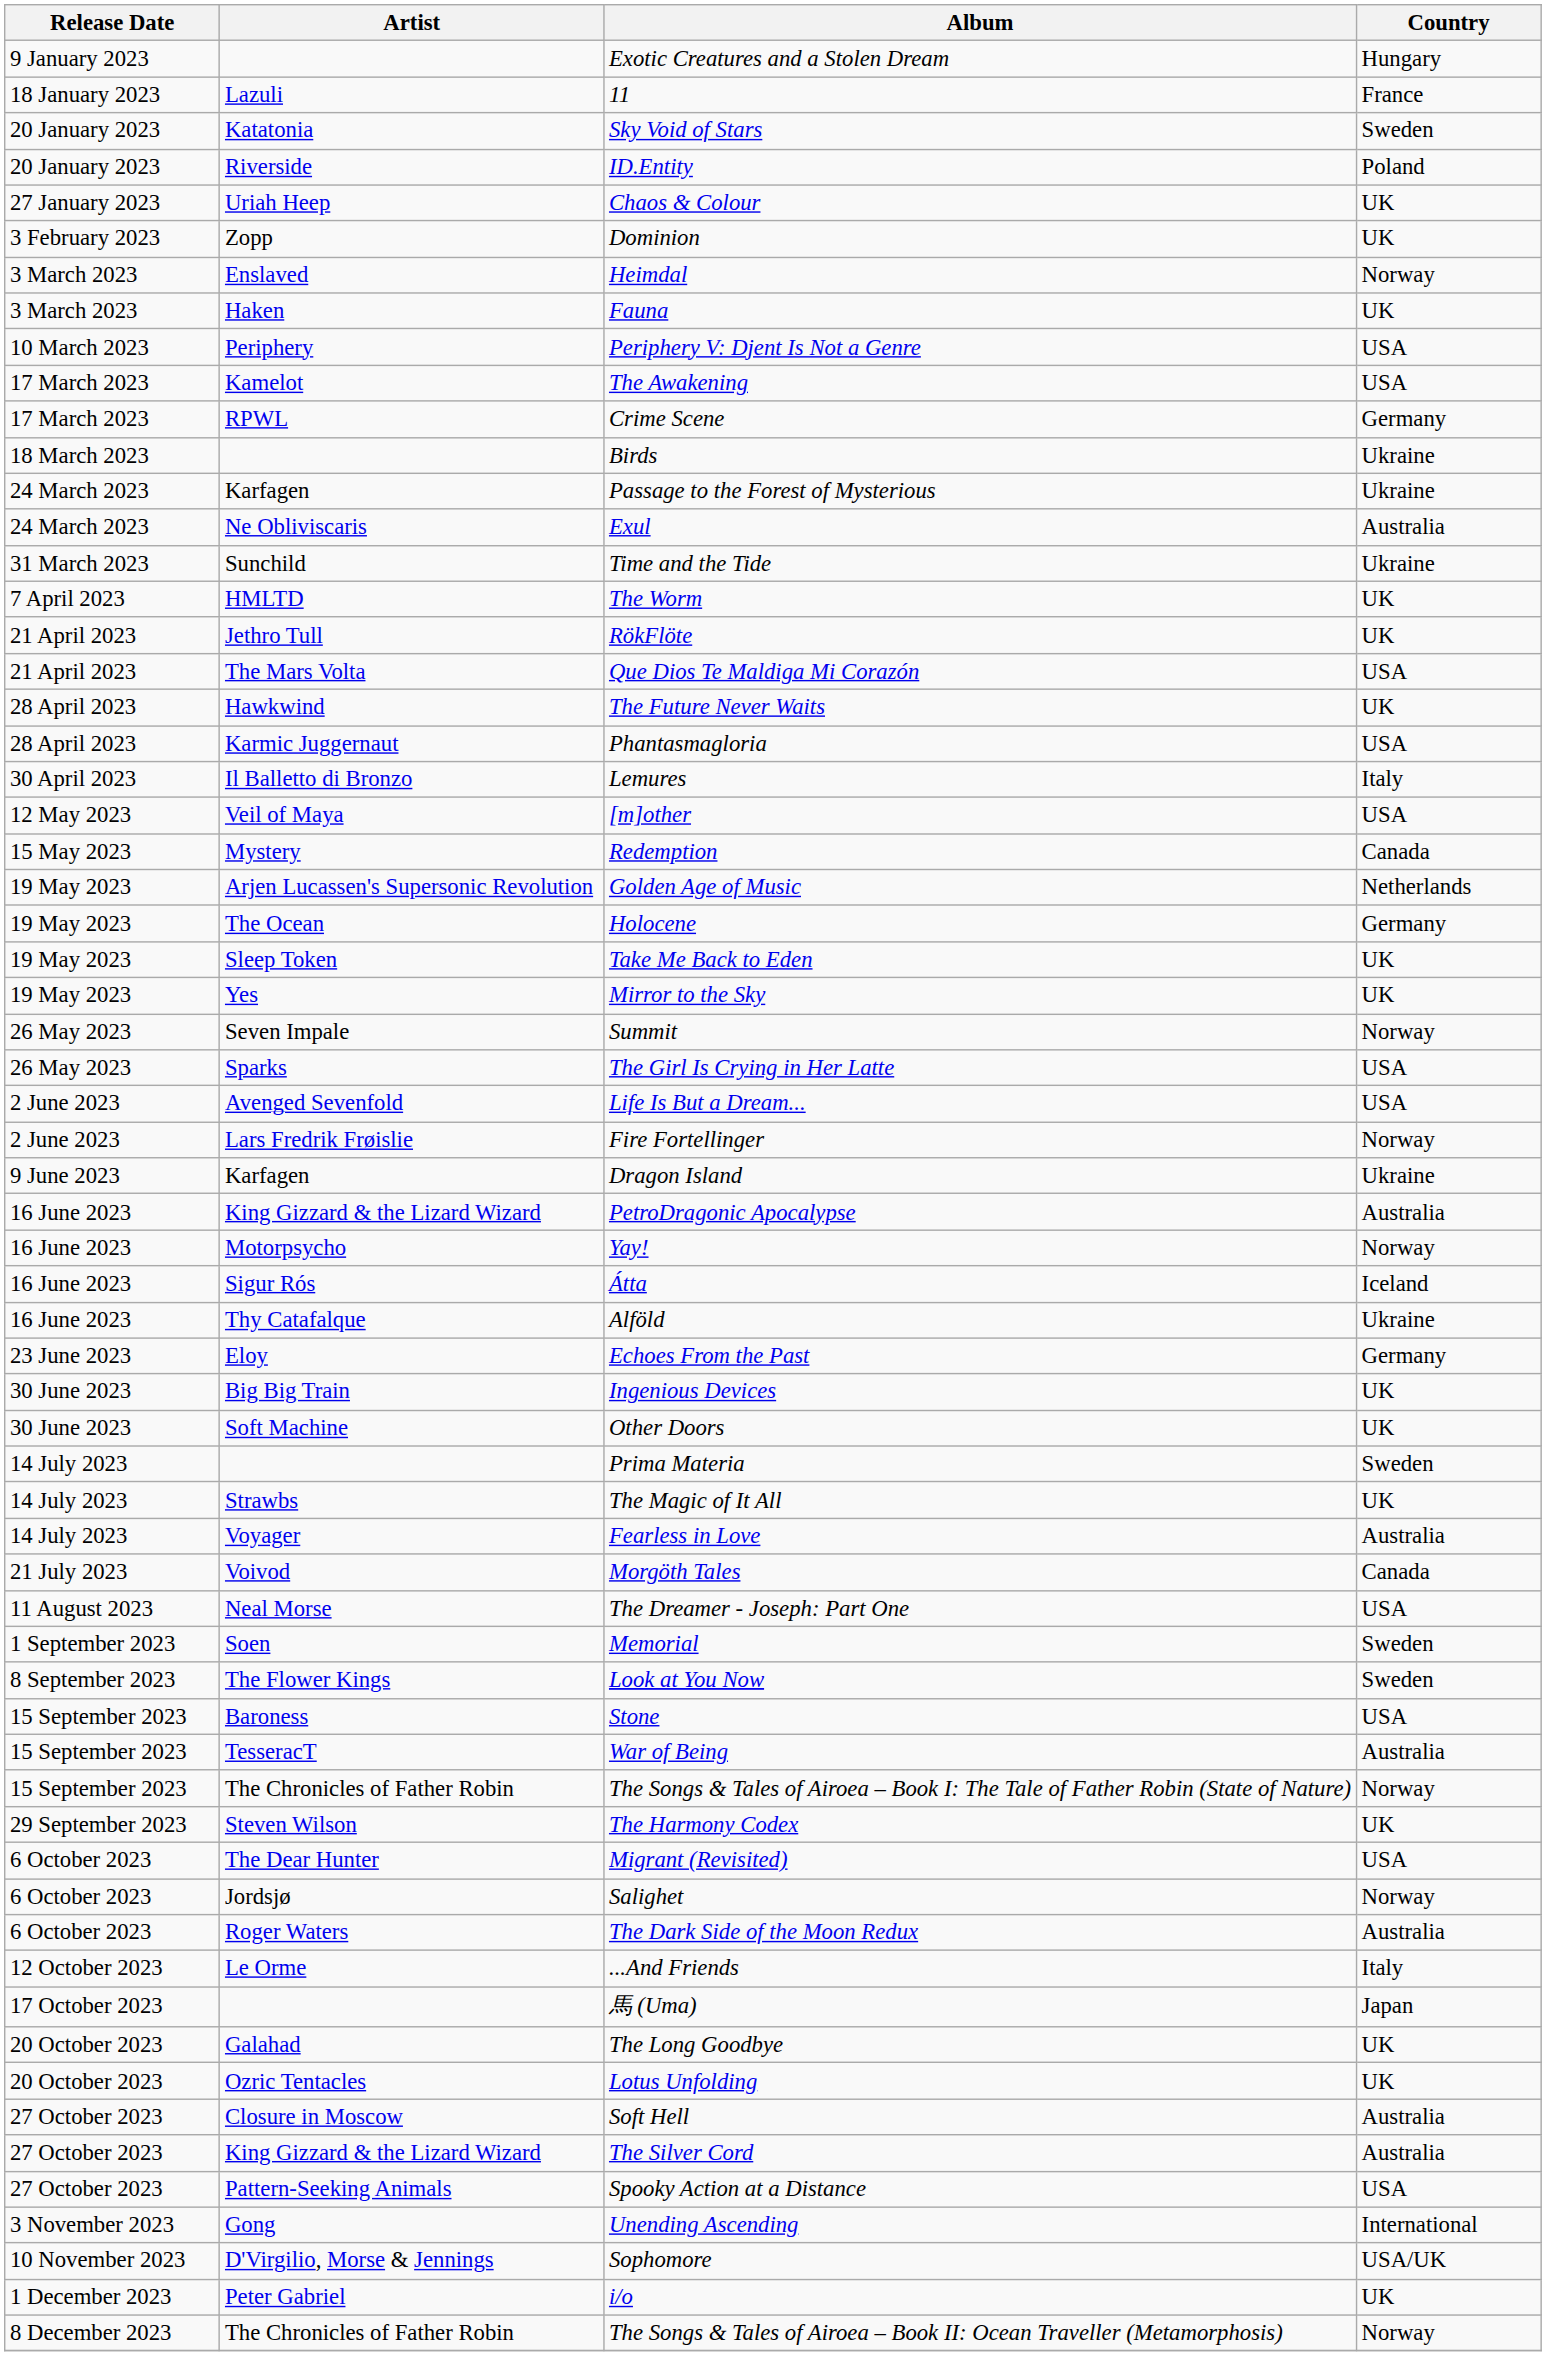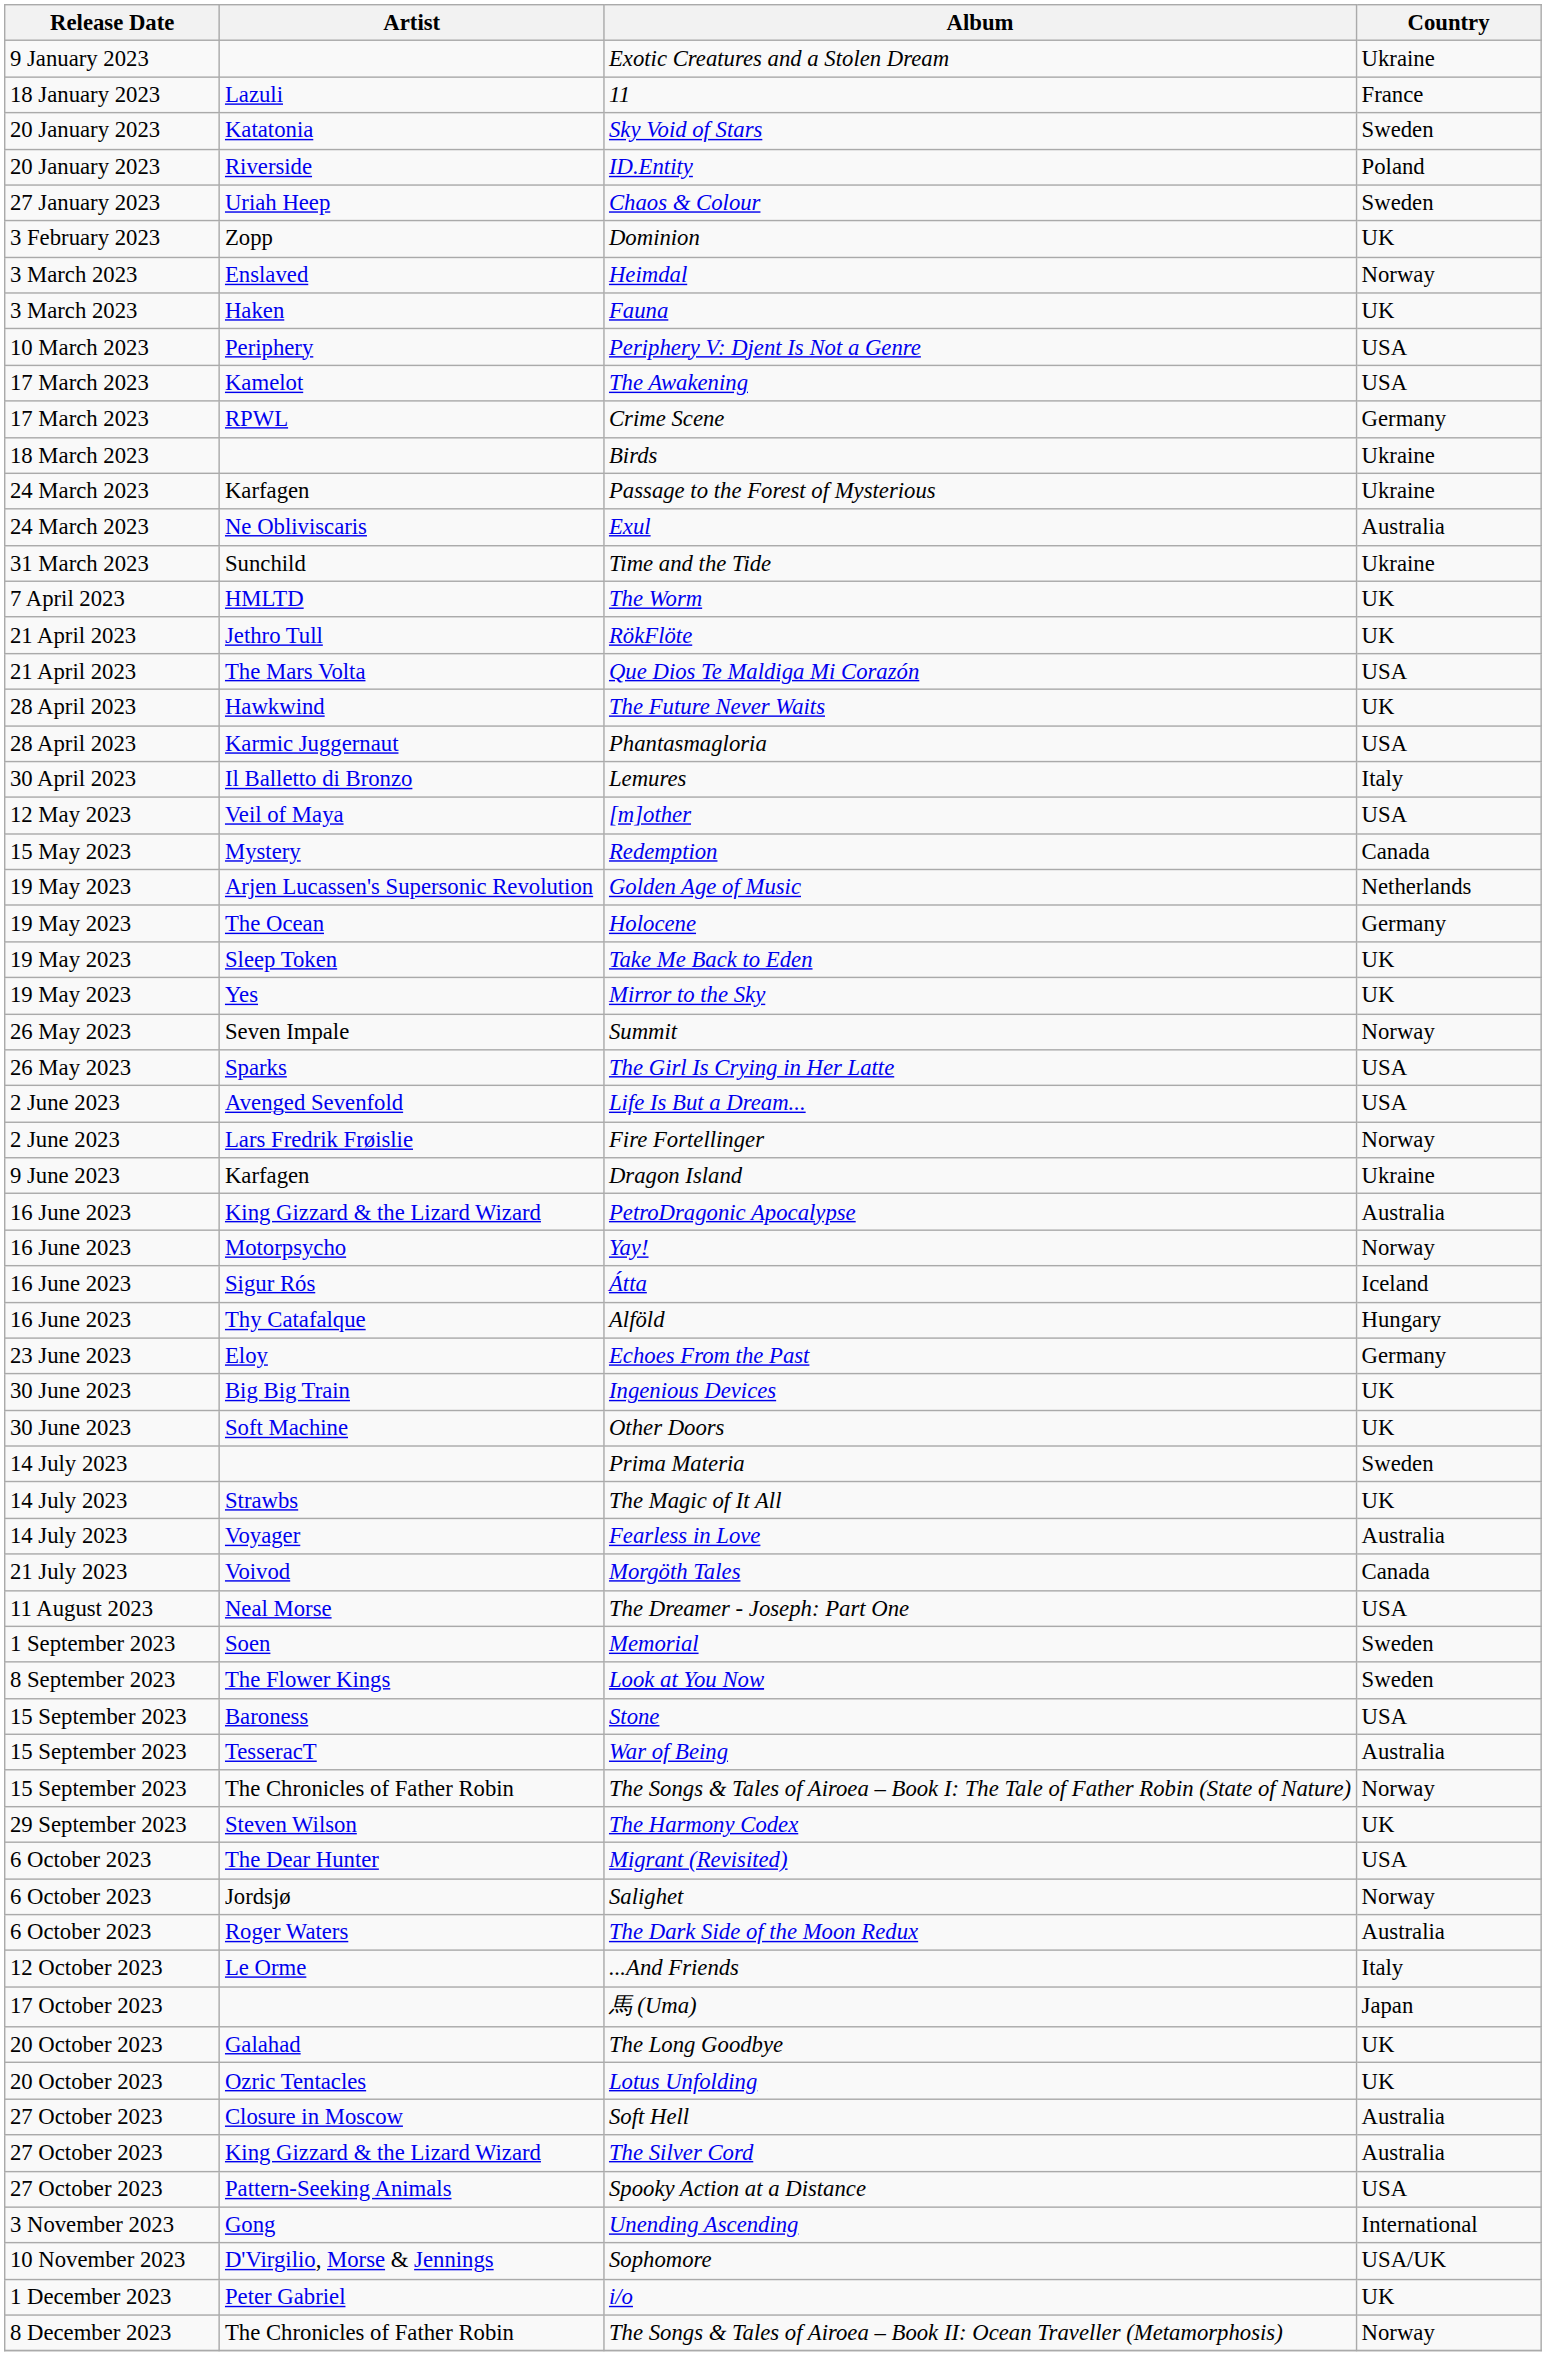(1401, 58) Hungary -> (1398, 58) Ukraine
(1378, 202) UK -> (1398, 202) Sweden
(1398, 1319) Ukraine -> (1401, 1319) Hungary
